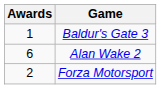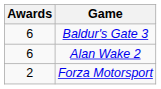(30, 34) 1 -> (30, 34) 6
